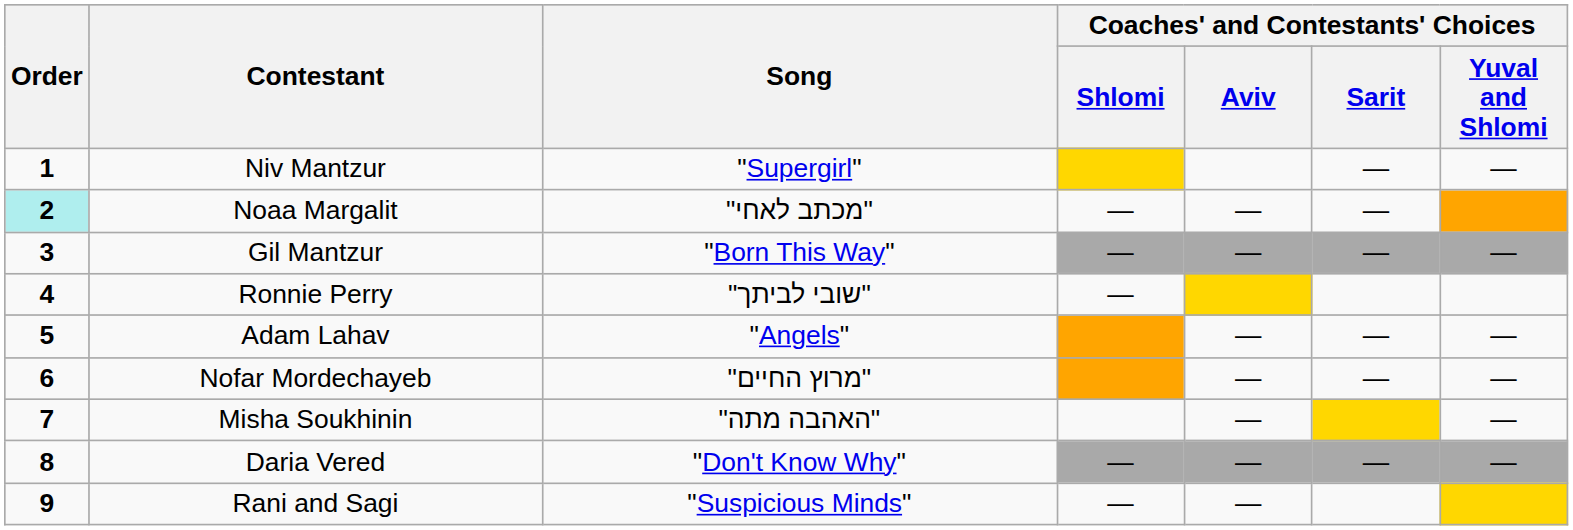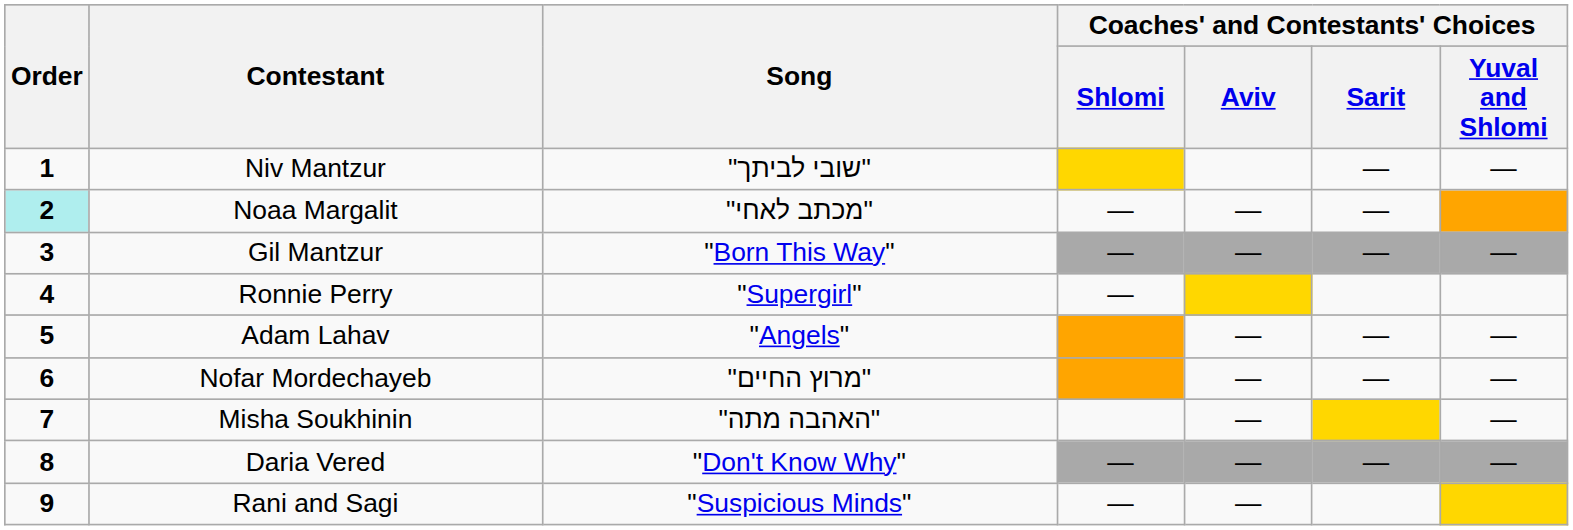(799, 168) "Supergirl" -> (799, 168) "שובי לביתך"
(799, 294) "שובי לביתך" -> (799, 294) "Supergirl"
